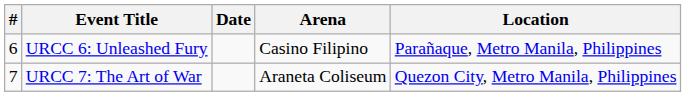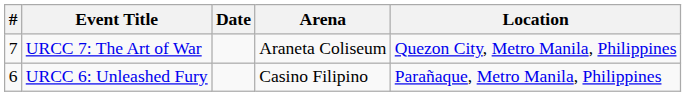rows swapped: (114, 77) <-> (117, 48)
